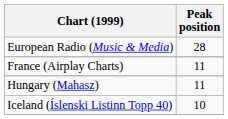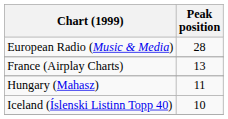(200, 66) 11 -> (200, 66) 13
